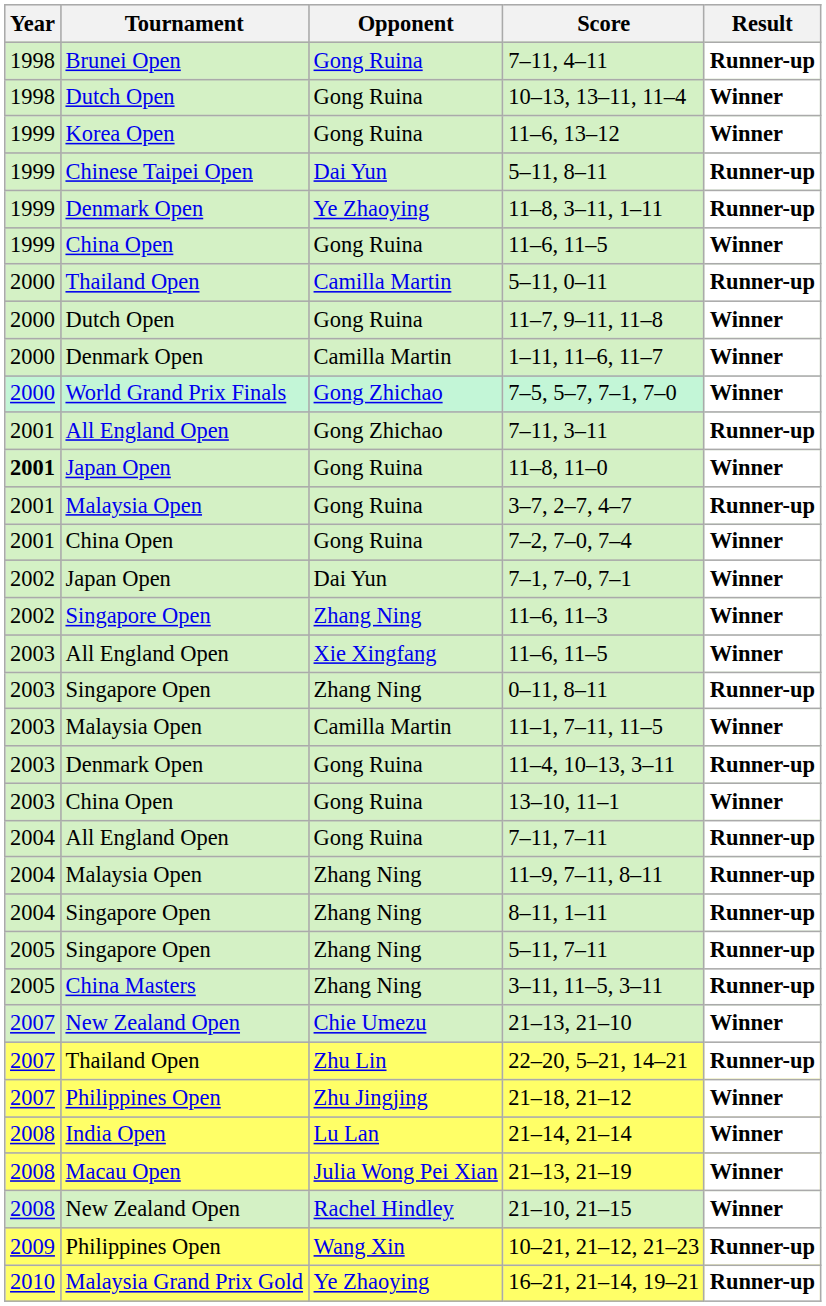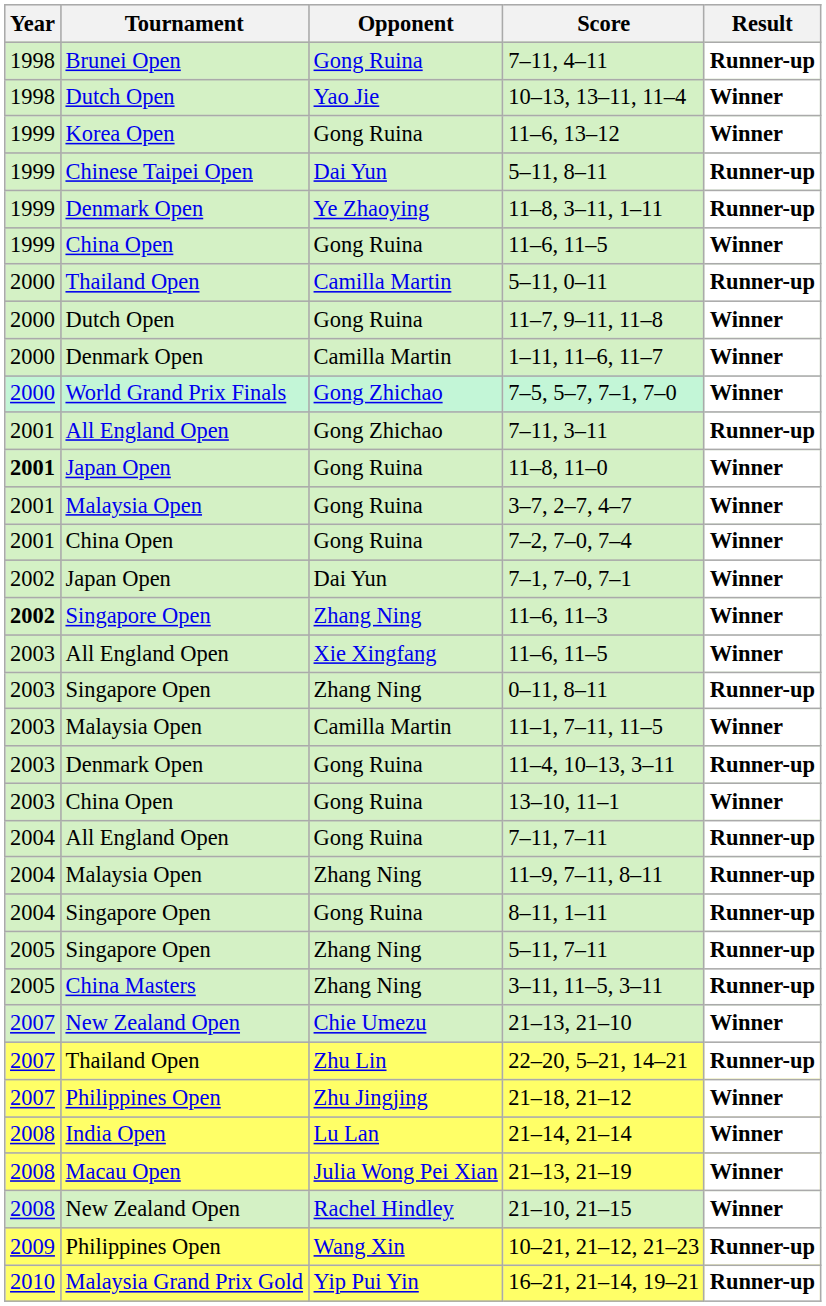(368, 97) Gong Ruina -> (346, 97) Yao Jie
(762, 505) Runner-up -> (746, 505) Winner
(32, 616) normal -> (32, 616) bold
(368, 912) Zhang Ning -> (368, 912) Gong Ruina
(371, 1283) Ye Zhaoying -> (366, 1283) Yip Pui Yin
